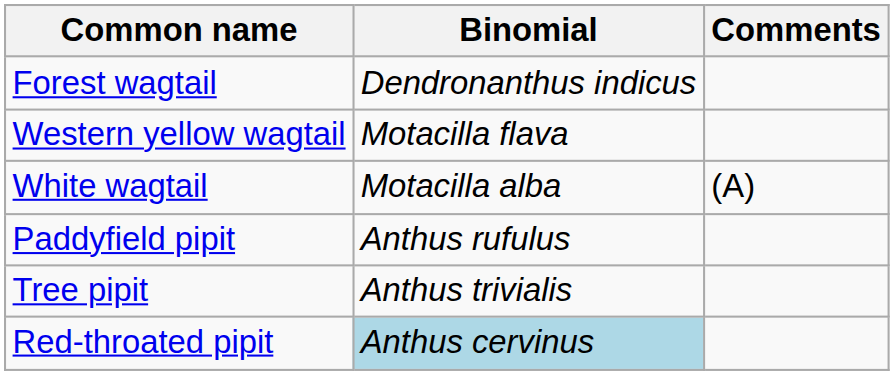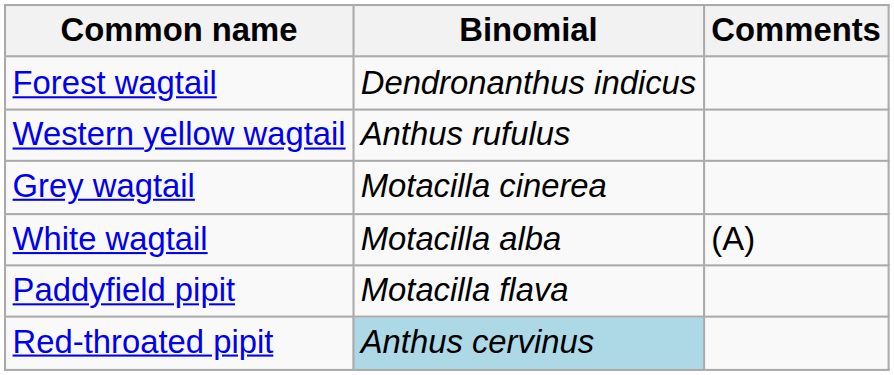(465, 134) Motacilla flava -> (466, 134) Anthus rufulus
+ row: (104, 186)
(466, 238) Anthus rufulus -> (465, 290) Motacilla flava
- row: (80, 290)
